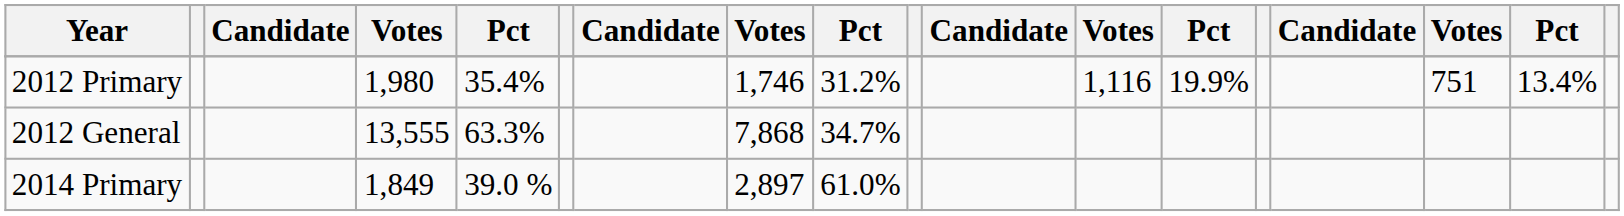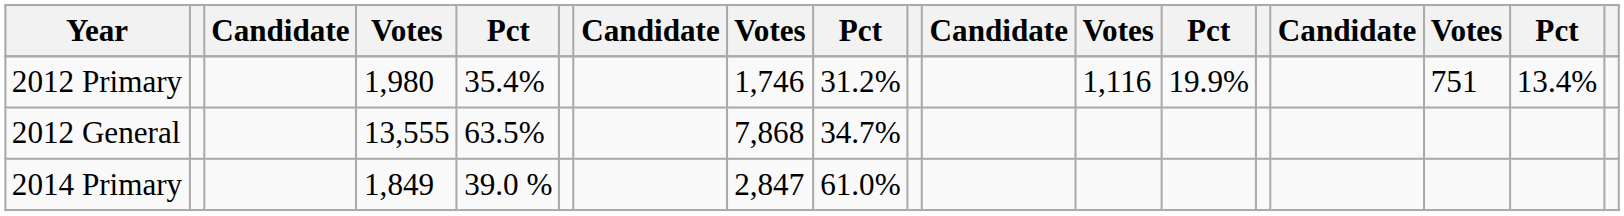(504, 132) 63.3% -> (504, 132) 63.5%
(769, 184) 2,897 -> (769, 184) 2,847
